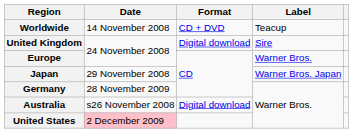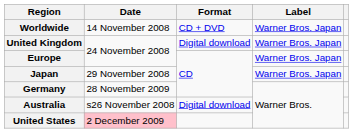(271, 27) Teacup -> (298, 27) Warner Bros. Japan
(264, 43) Sire -> (298, 43) Warner Bros. Japan
(283, 58) Warner Bros. -> (298, 58) Warner Bros. Japan
